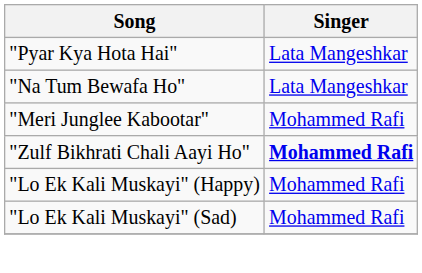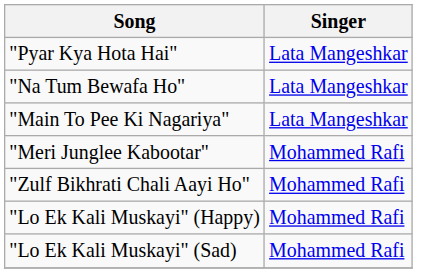+ row: (119, 119)
(341, 152) bold -> (337, 185) normal
